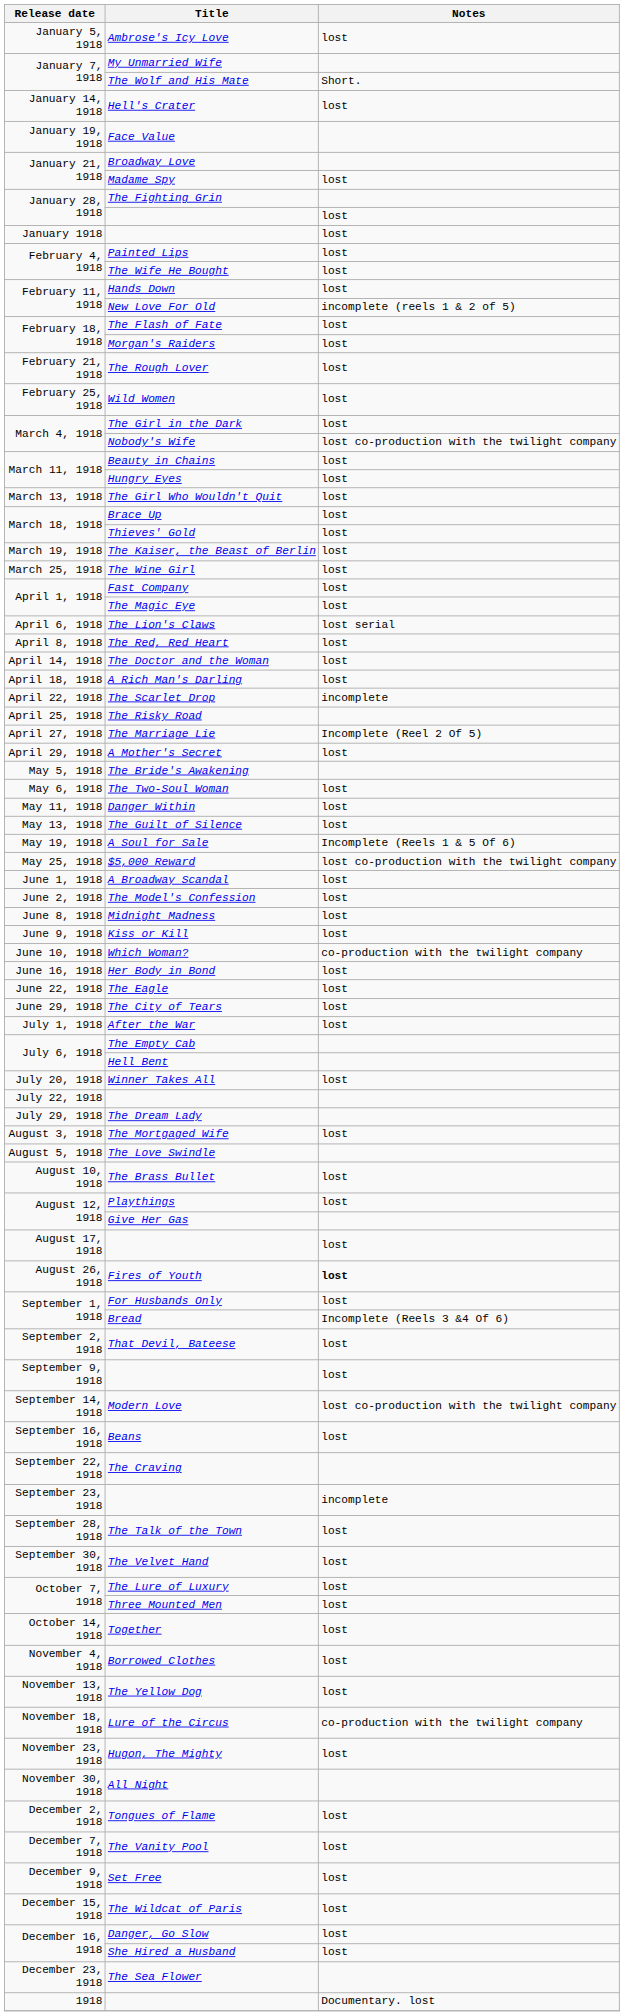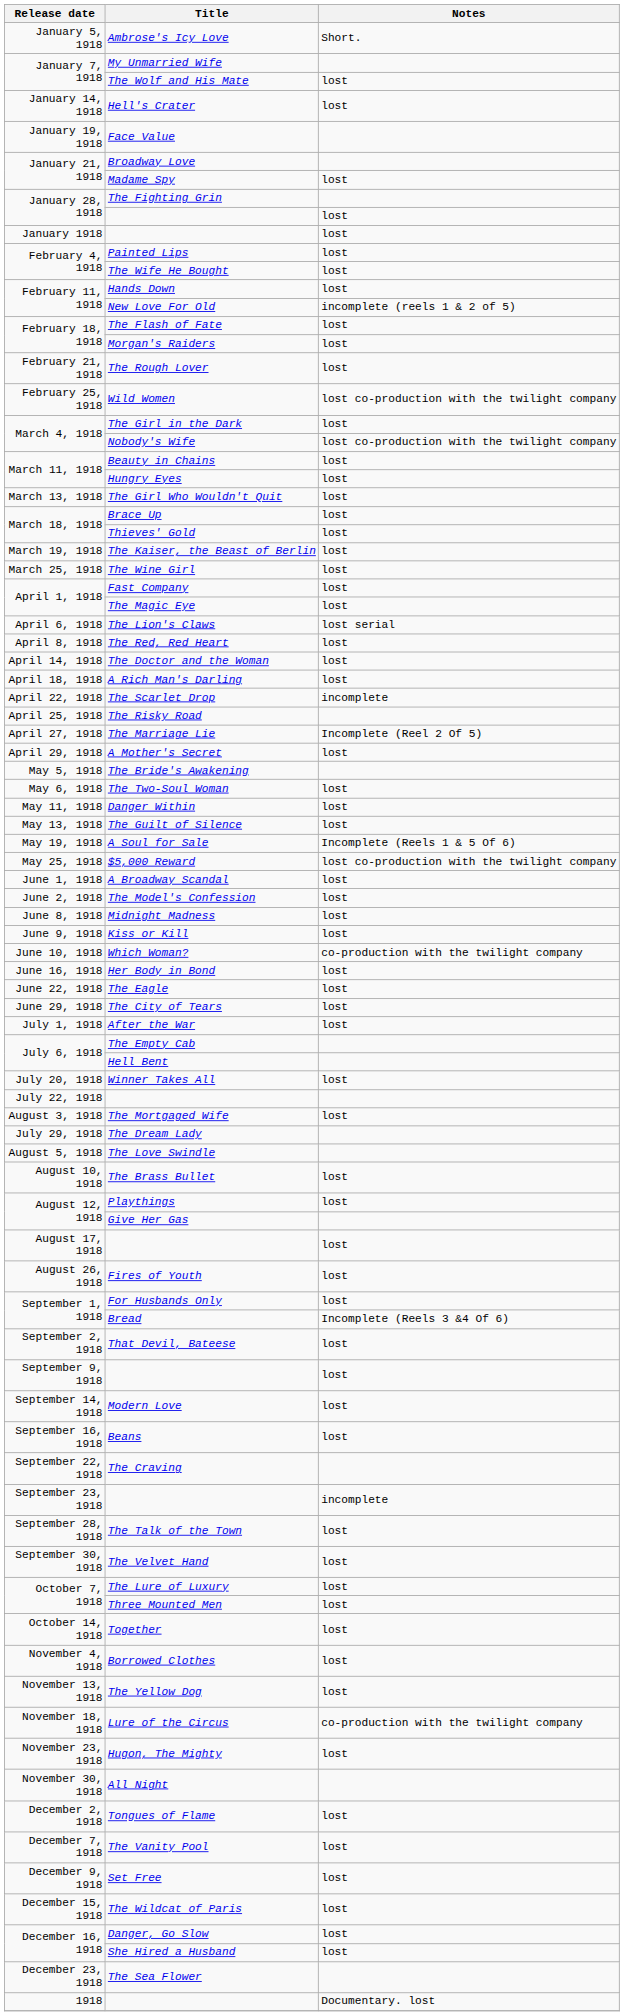(335, 38) lost -> (341, 38) Short.
(341, 81) Short. -> (335, 81) lost
(335, 400) lost -> (469, 400) lost co-production with the twilight company
rows swapped: (59, 1117) <-> (56, 1135)
(335, 1276) bold -> (335, 1276) normal
(469, 1406) lost co-production with the twilight company -> (335, 1406) lost
